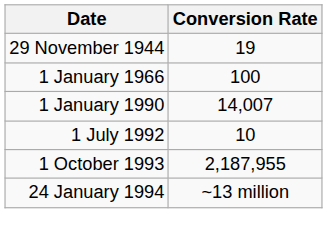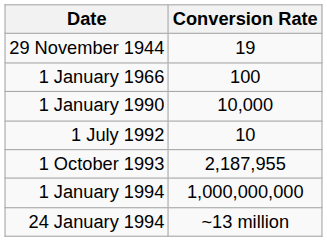(245, 105) 14,007 -> (245, 105) 10,000
+ row: (102, 192)
